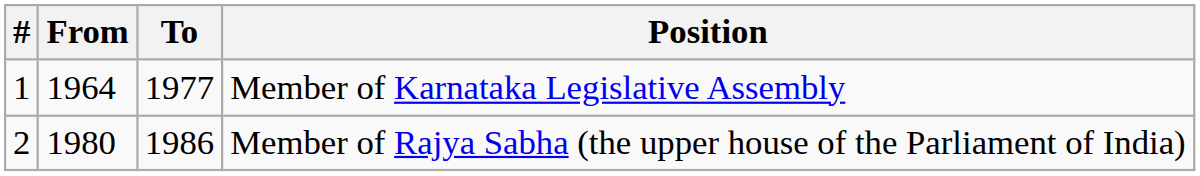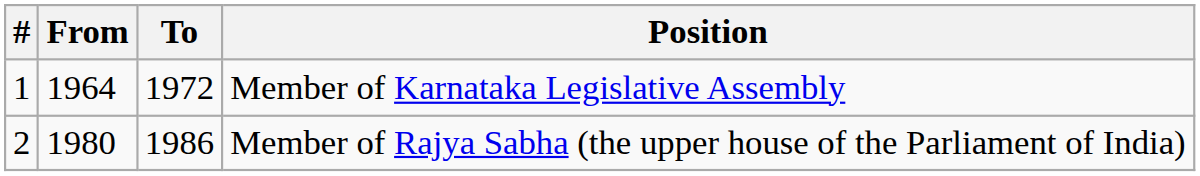(179, 87) 1977 -> (179, 87) 1972
